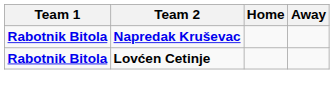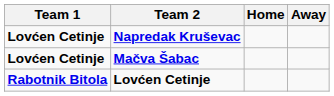(57, 36) Rabotnik Bitola -> (56, 36) Lovćen Cetinje
+ row: (156, 58)
